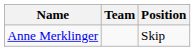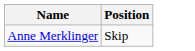- column: (120, 14)
